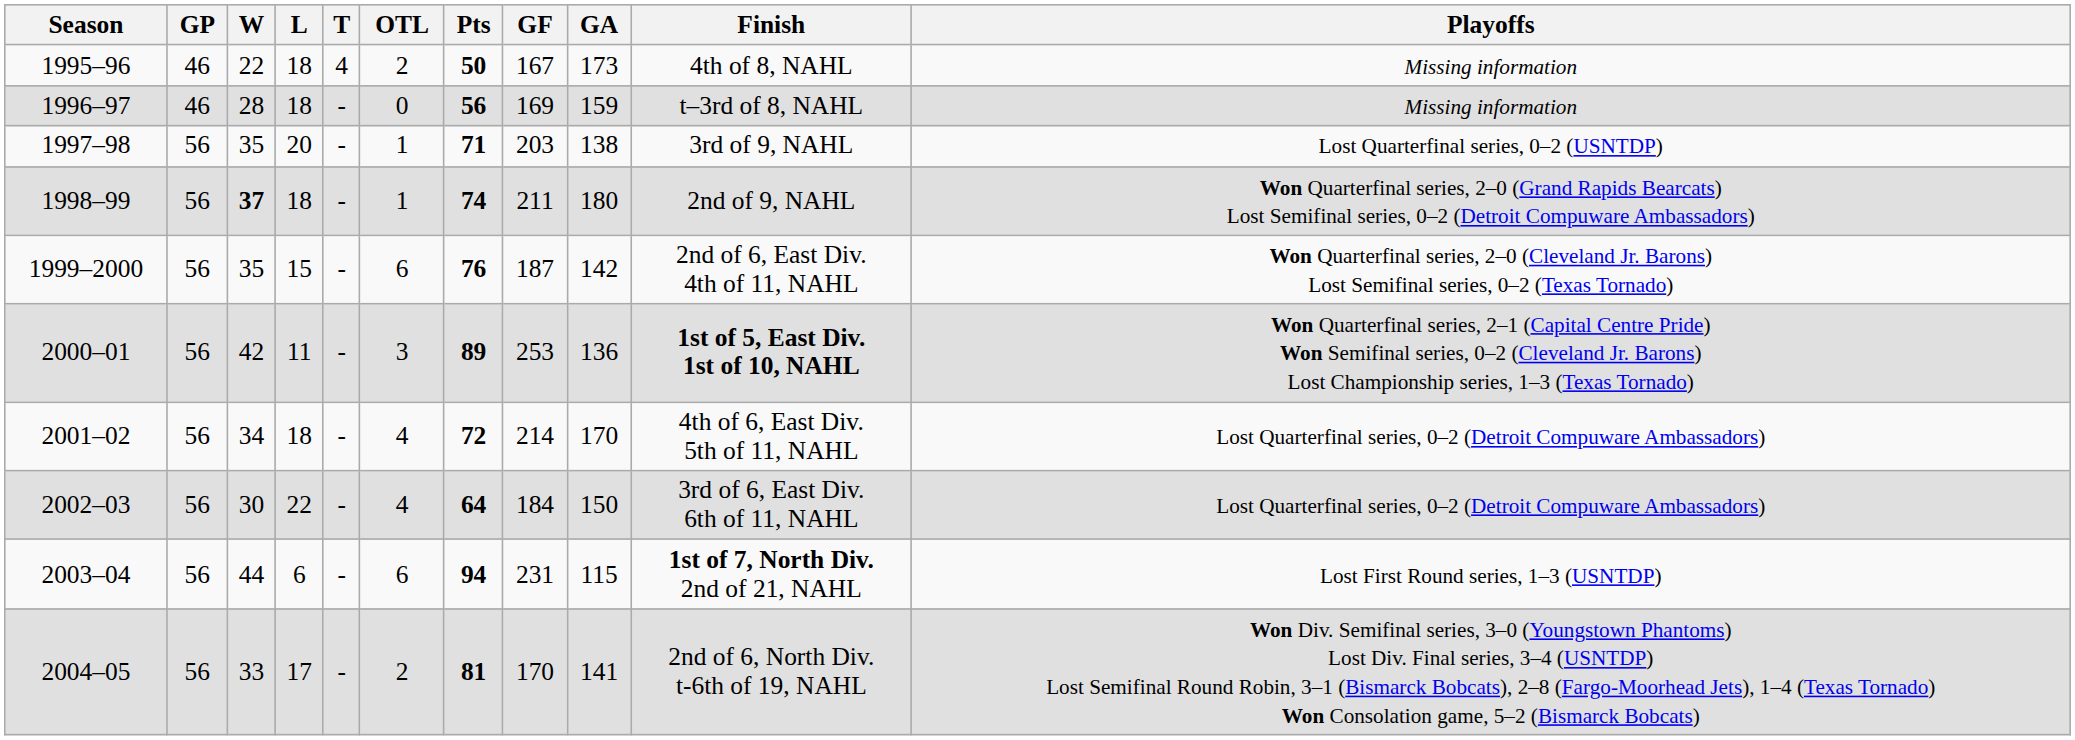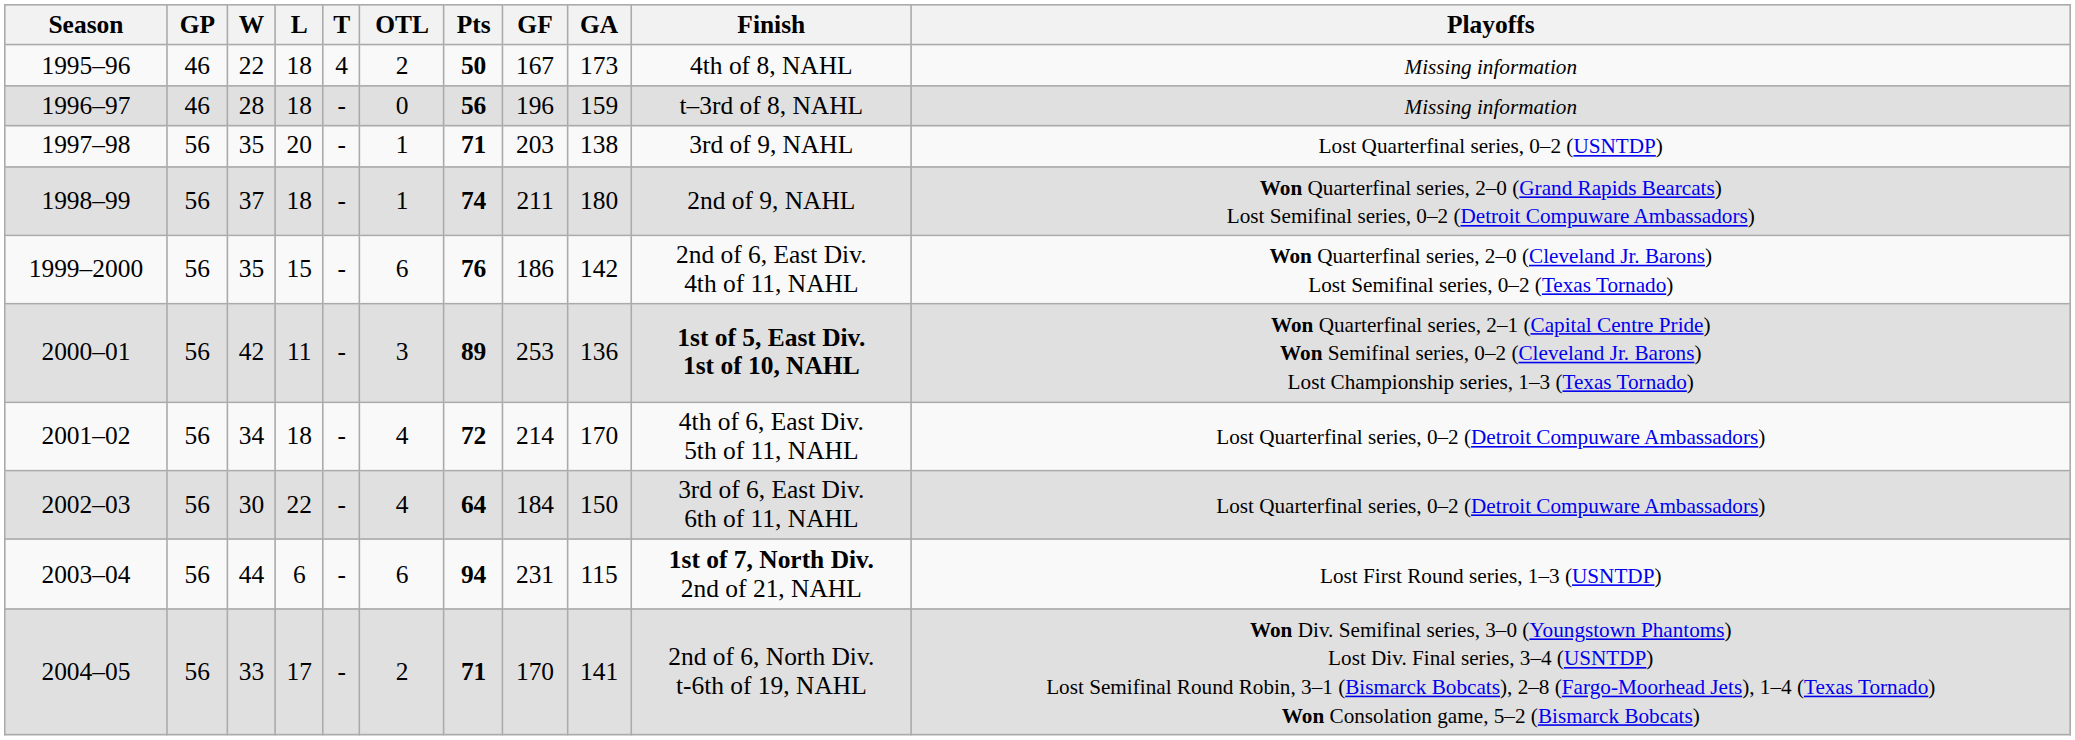(535, 105) 169 -> (535, 105) 196
(251, 200) bold -> (251, 200) normal
(535, 269) 187 -> (535, 269) 186
(474, 671) 81 -> (474, 671) 71
